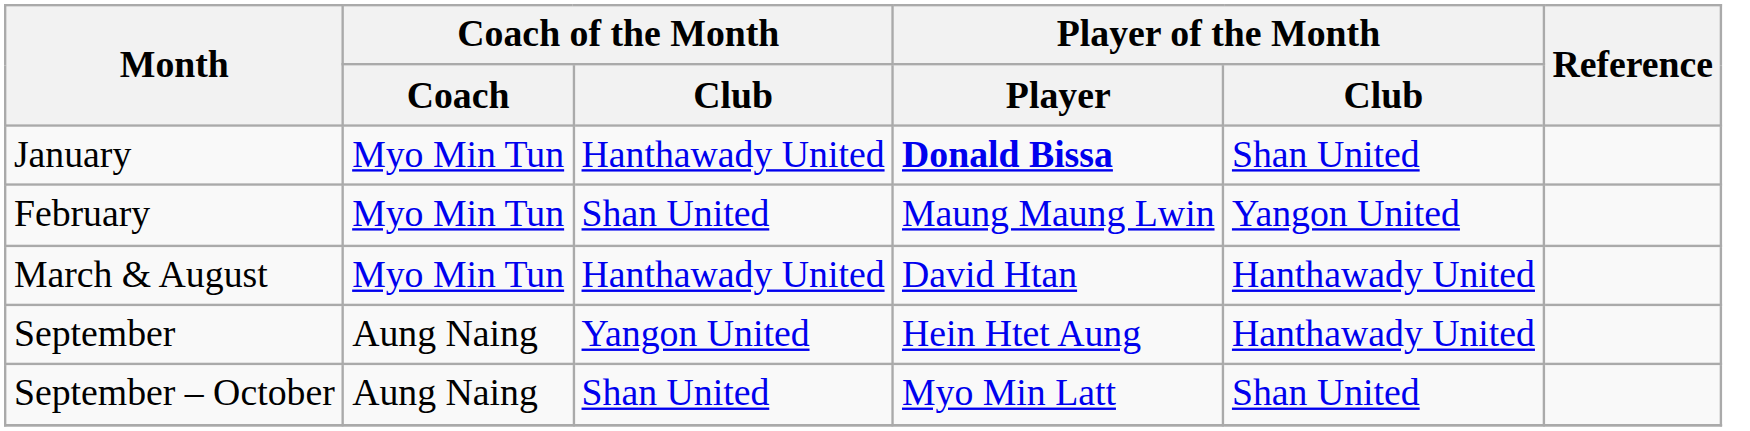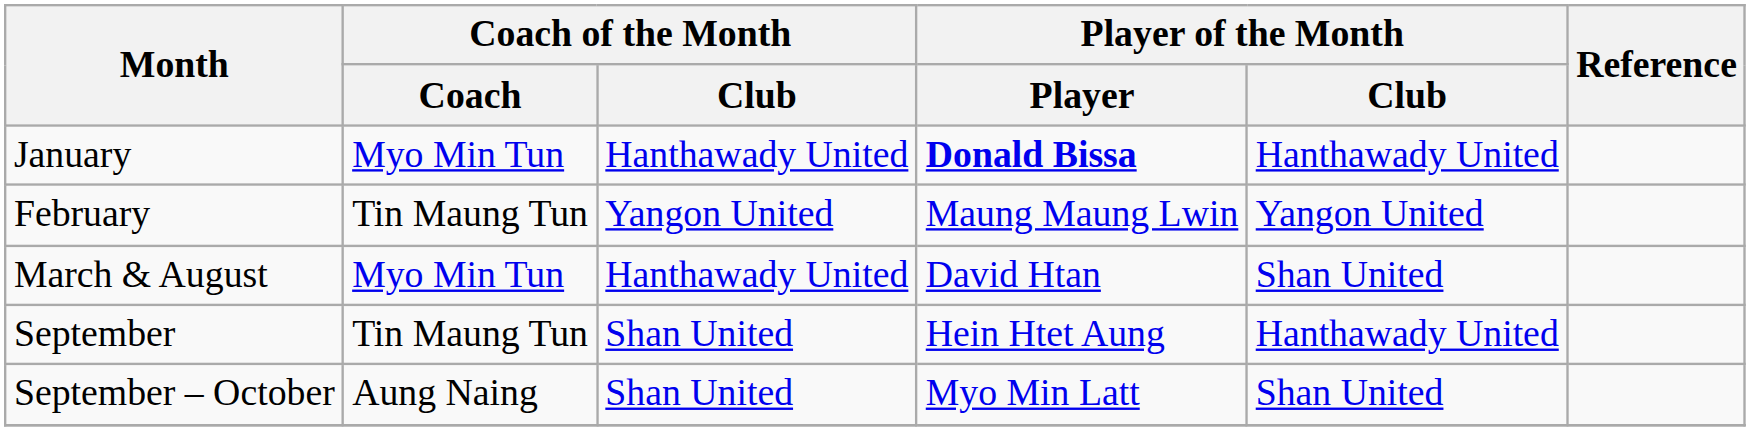(1326, 154) Shan United -> (1407, 154) Hanthawady United
(458, 214) Myo Min Tun -> (470, 214) Tin Maung Tun
(675, 214) Shan United -> (719, 214) Yangon United
(1383, 273) Hanthawady United -> (1350, 273) Shan United
(445, 333) Aung Naing -> (470, 333) Tin Maung Tun
(696, 333) Yangon United -> (699, 333) Shan United
